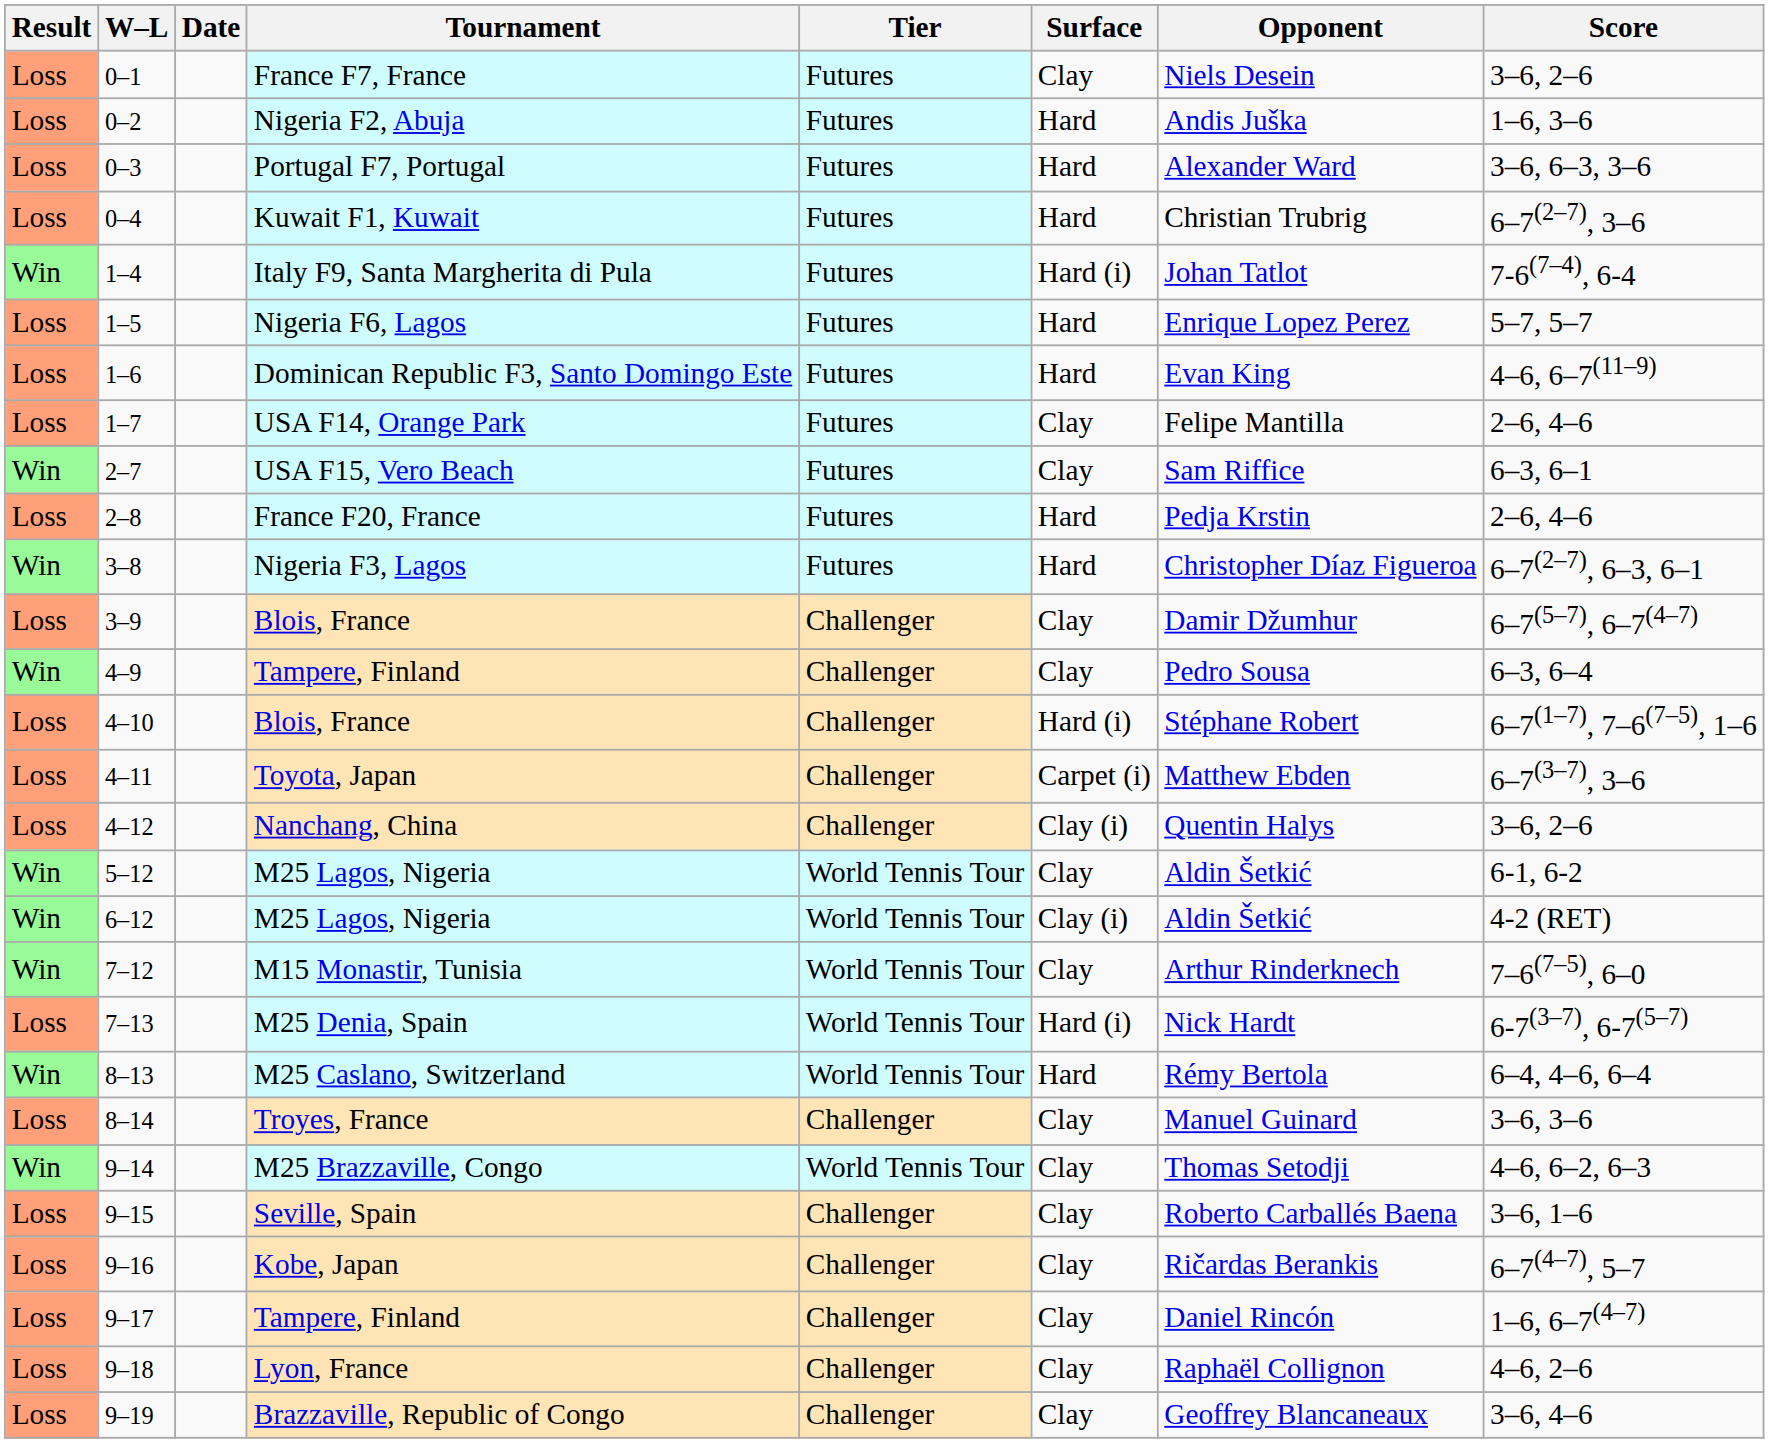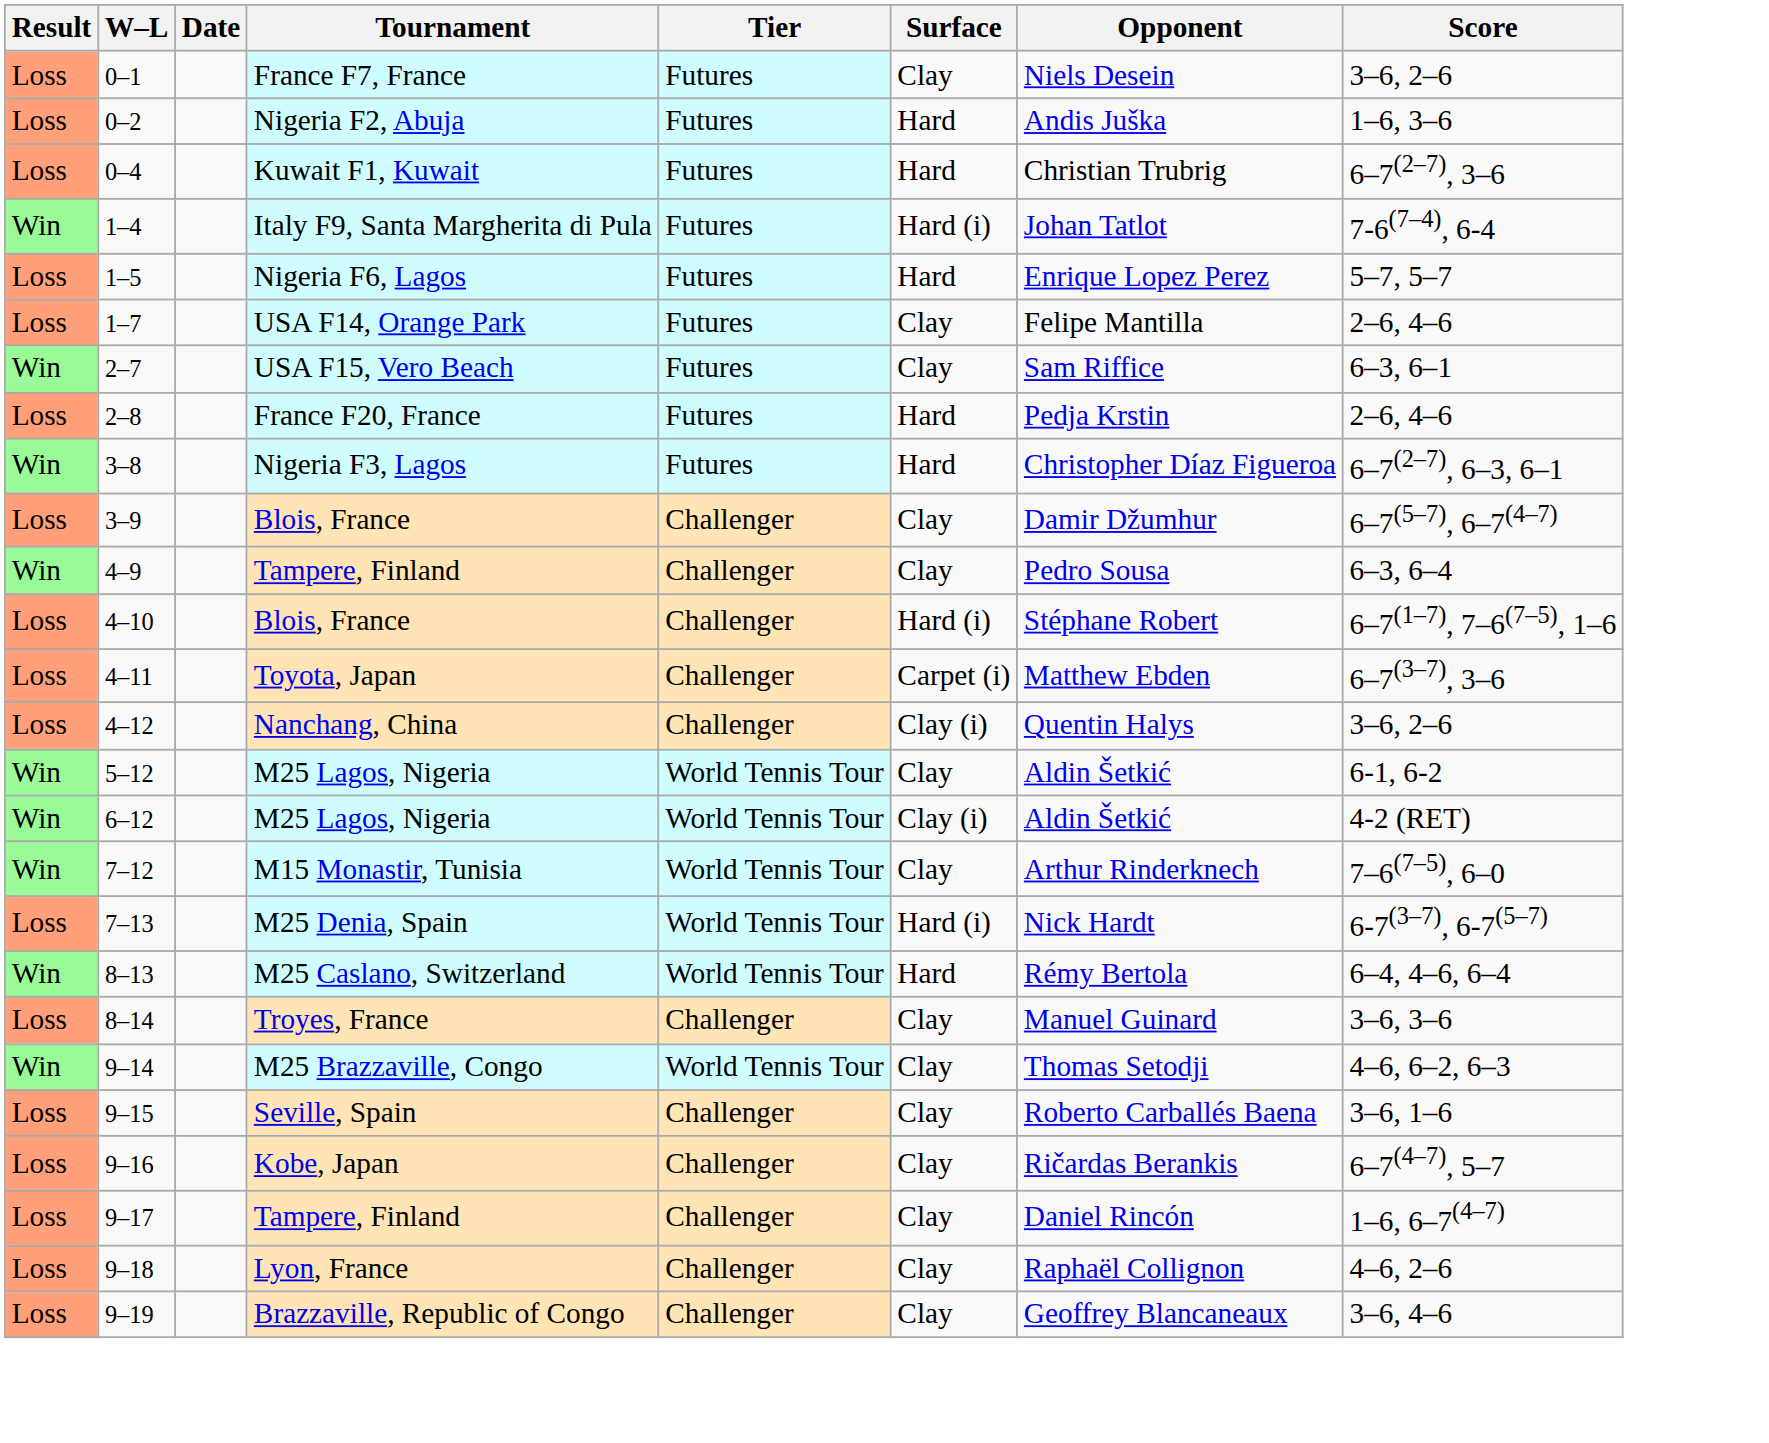- row: (123, 168)
- row: (123, 374)
